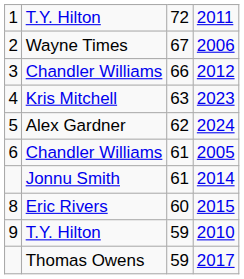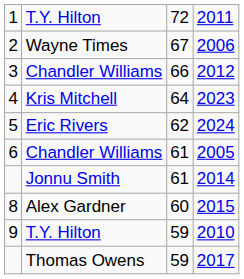(180, 98) 63 -> (180, 98) 64
(76, 125) Alex Gardner -> (67, 125) Eric Rivers
(67, 206) Eric Rivers -> (76, 206) Alex Gardner
